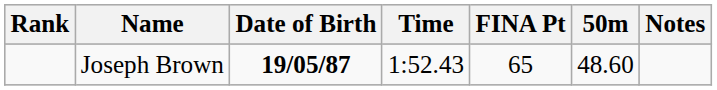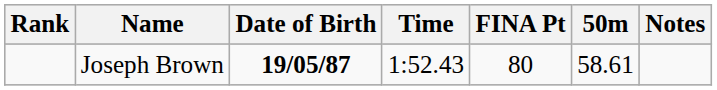(521, 64) 65 -> (521, 64) 80
(605, 64) 48.60 -> (605, 64) 58.61
